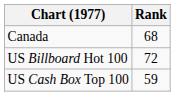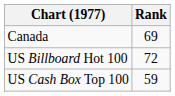(151, 36) 68 -> (151, 36) 69
